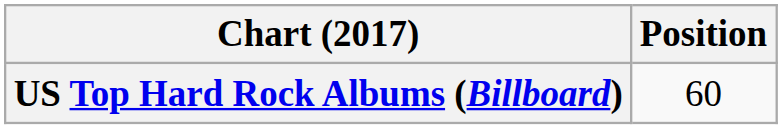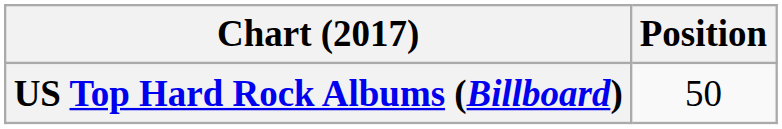(703, 92) 60 -> (703, 92) 50
